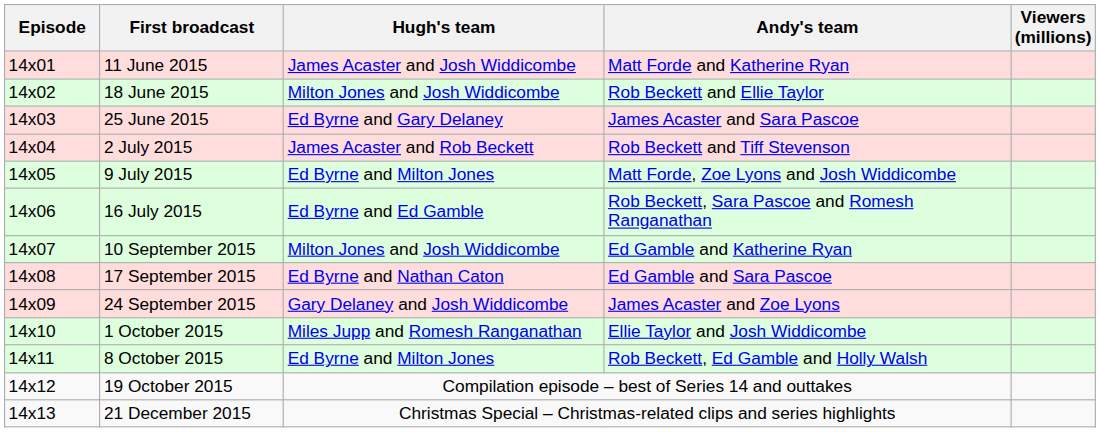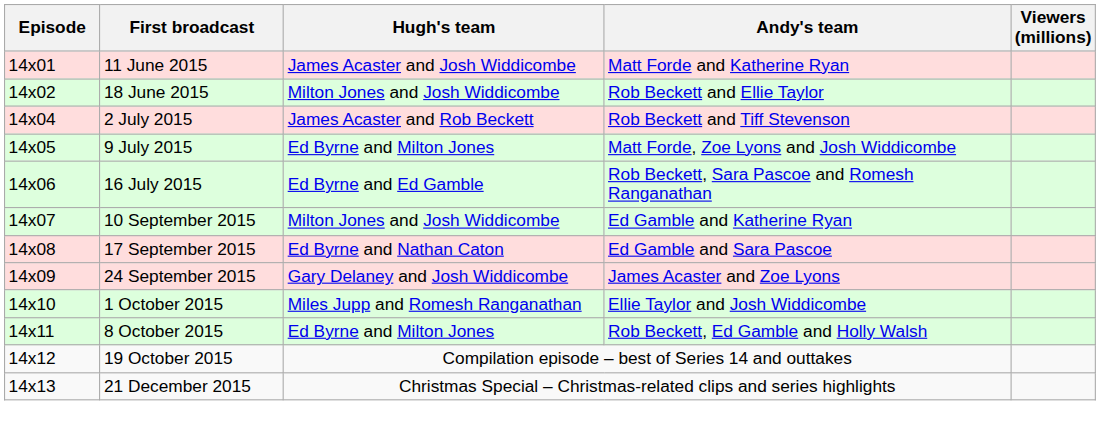- row: (156, 119)
